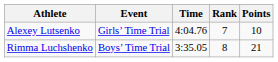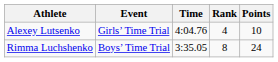(225, 31) 7 -> (225, 31) 4
(256, 48) 21 -> (256, 48) 24
